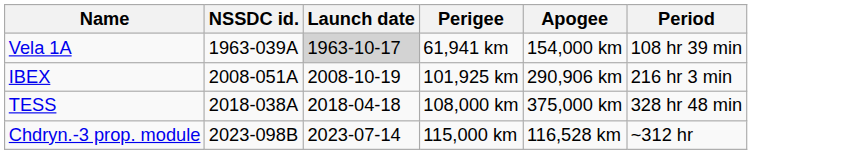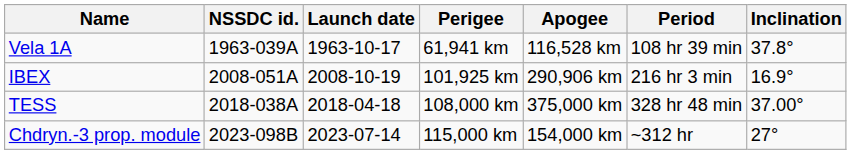+ column: (796, 18)
(354, 47) lightgrey background -> (354, 47) no background
(575, 47) 154,000 km -> (574, 47) 116,528 km
(574, 134) 116,528 km -> (575, 134) 154,000 km
